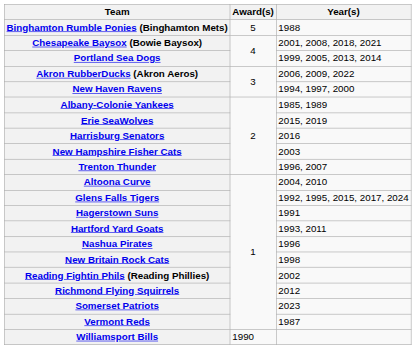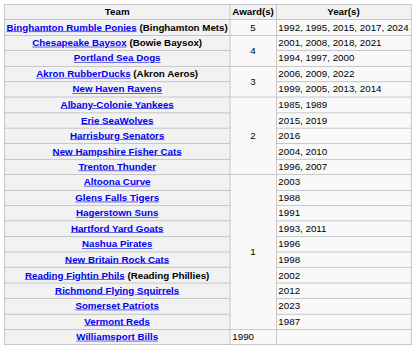(289, 27) 1988 -> (343, 27) 1992, 1995, 2015, 2017, 2024
(330, 58) 1999, 2005, 2013, 2014 -> (316, 58) 1994, 1997, 2000
(316, 89) 1994, 1997, 2000 -> (330, 89) 1999, 2005, 2013, 2014
(289, 151) 2003 -> (303, 151) 2004, 2010
(303, 182) 2004, 2010 -> (289, 182) 2003
(343, 197) 1992, 1995, 2015, 2017, 2024 -> (289, 197) 1988
